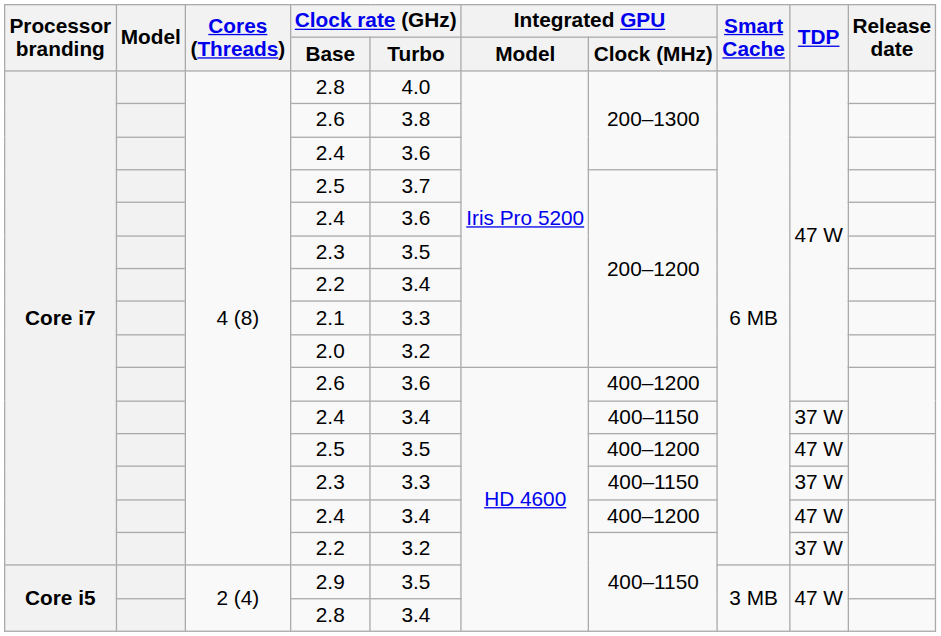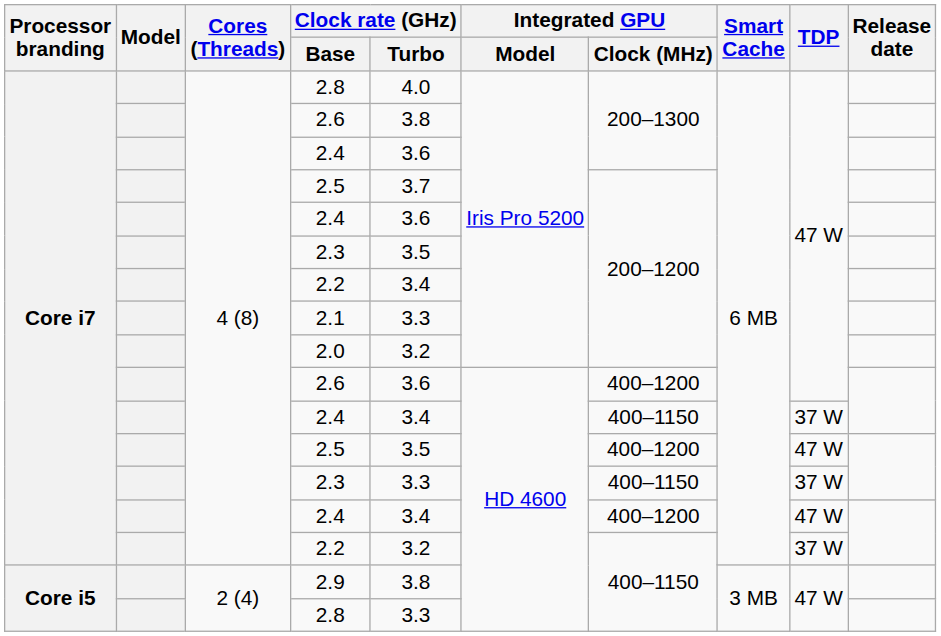(416, 581) 3.5 -> (416, 581) 3.8
(416, 614) 3.4 -> (416, 614) 3.3
